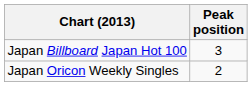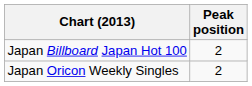(218, 50) 3 -> (218, 50) 2
